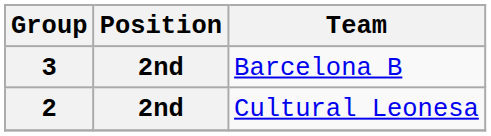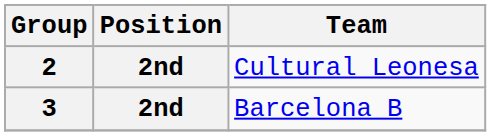rows swapped: (49, 109) <-> (49, 67)
